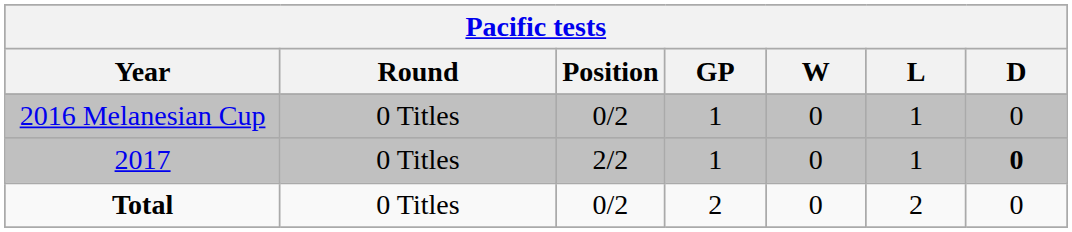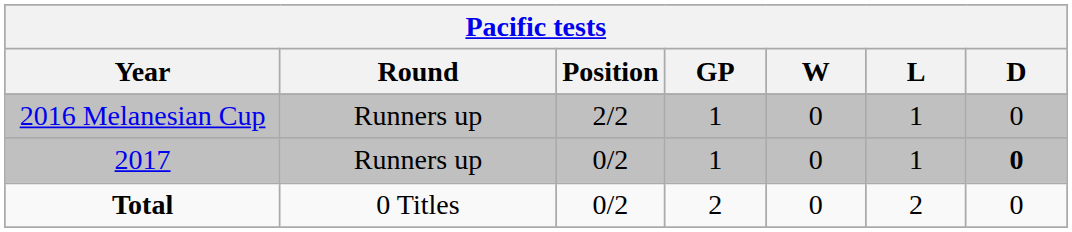(418, 115) 0 Titles -> (418, 115) Runners up
(610, 115) 0/2 -> (610, 115) 2/2
(418, 159) 0 Titles -> (418, 159) Runners up
(610, 159) 2/2 -> (610, 159) 0/2
